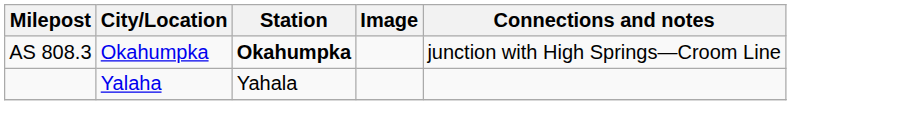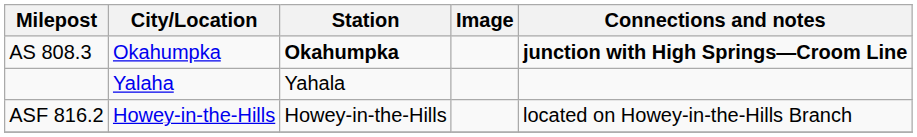(604, 52) normal -> (715, 52) bold
+ row: (56, 115)
